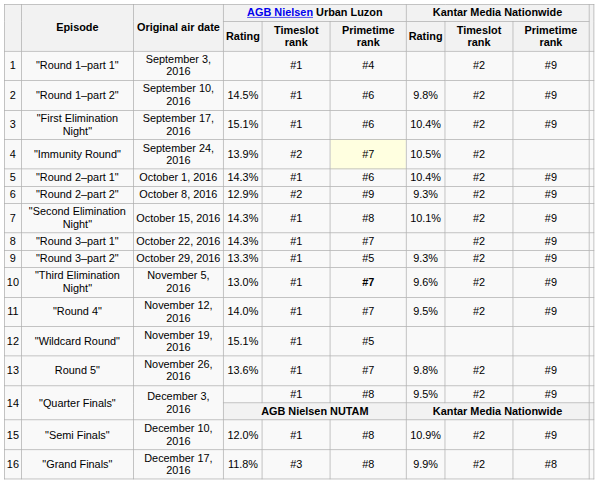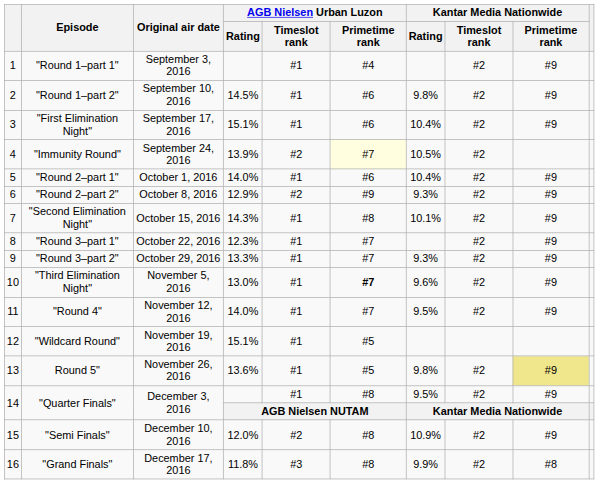(243, 177) 14.3% -> (243, 177) 14.0%
(243, 241) 14.3% -> (243, 241) 12.3%
(368, 259) #5 -> (368, 259) #7
(368, 370) #7 -> (368, 370) #5
(551, 370) no background -> (551, 370) khaki background
(296, 434) #1 -> (296, 434) #2
